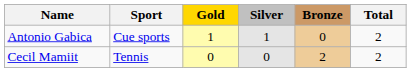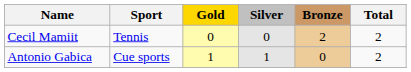rows swapped: (50, 36) <-> (43, 57)
